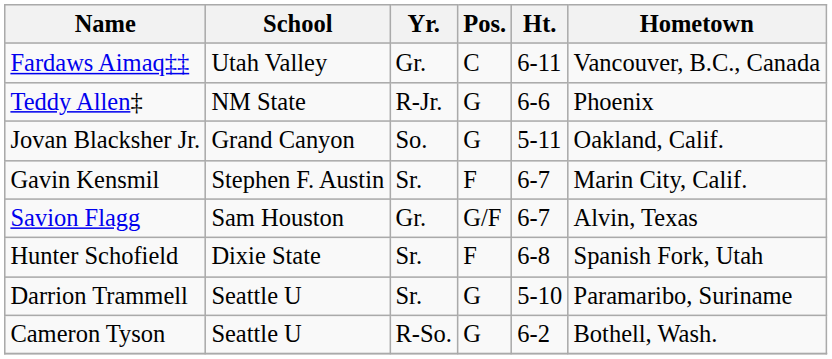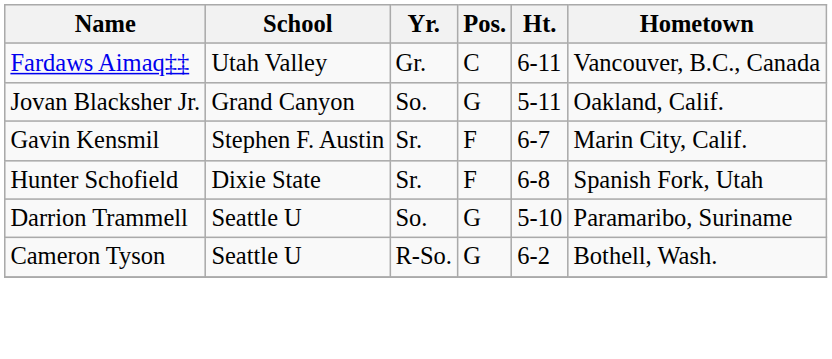- row: (77, 101)
- row: (75, 218)
(409, 295) Sr. -> (411, 218) So.
